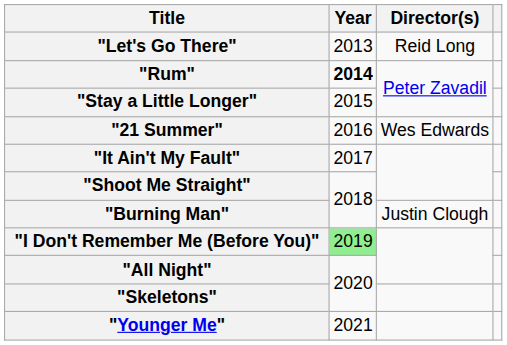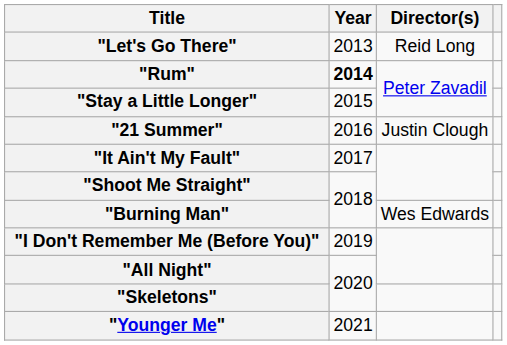(435, 130) Wes Edwards -> (435, 130) Justin Clough
(435, 213) Justin Clough -> (435, 213) Wes Edwards
(353, 241) lightgreen background -> (353, 241) no background
